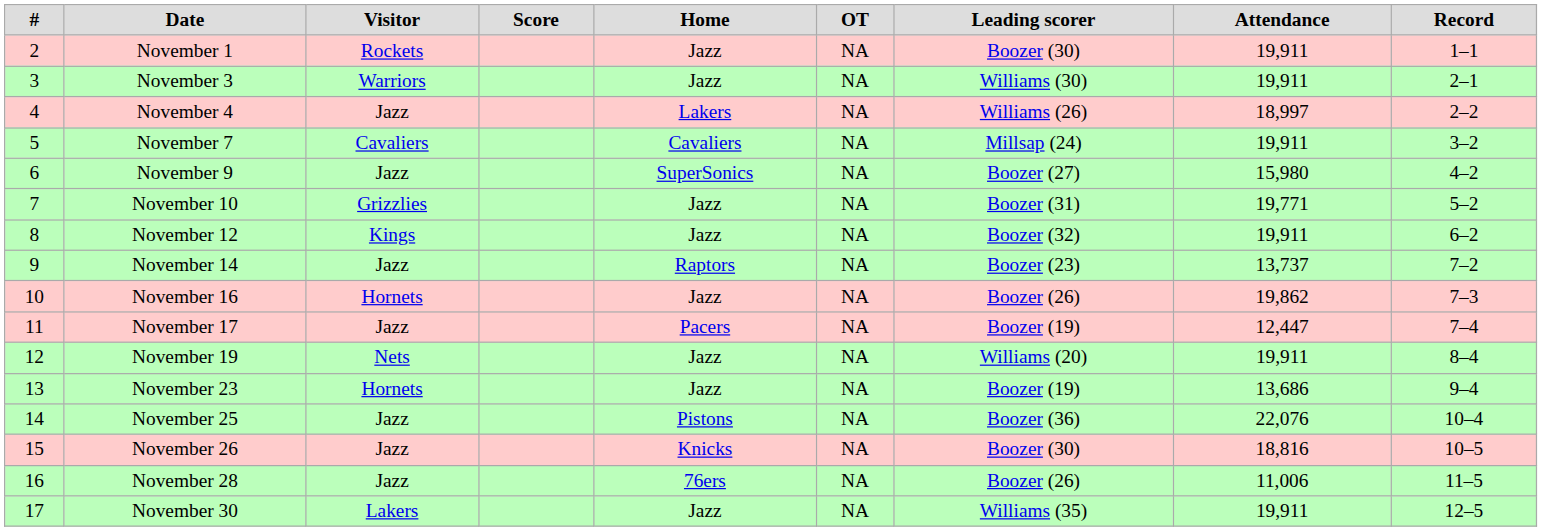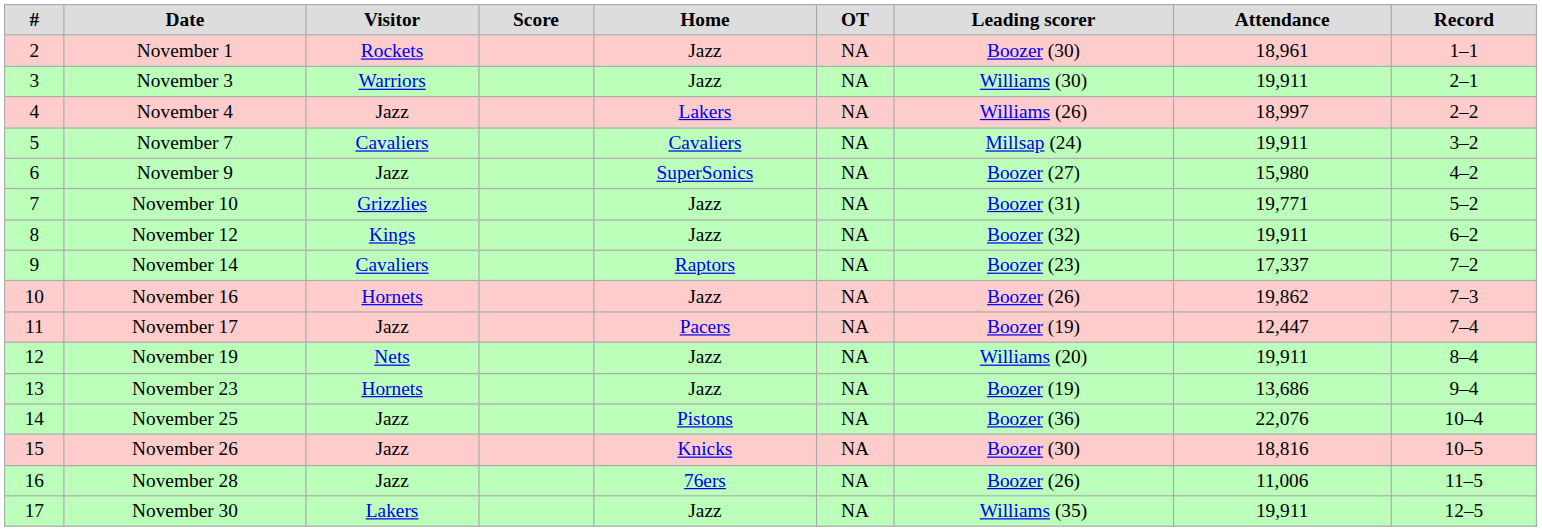(1282, 50) 19,911 -> (1282, 50) 18,961
(392, 265) Jazz -> (392, 265) Cavaliers
(1282, 265) 13,737 -> (1282, 265) 17,337
